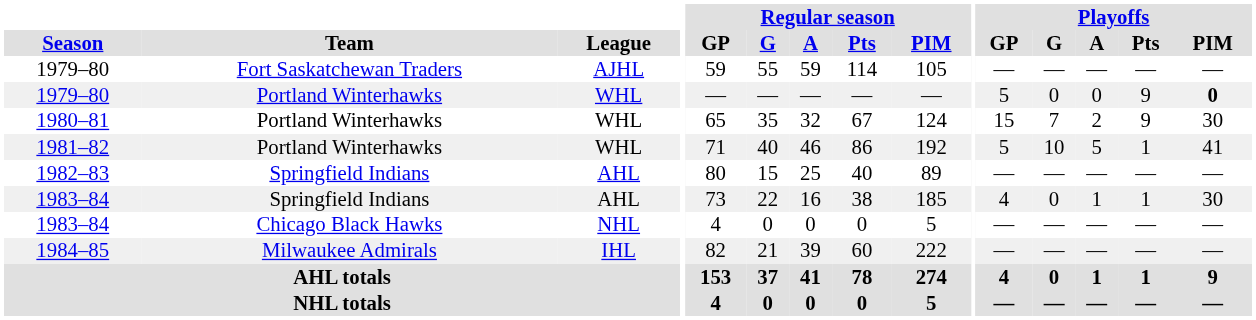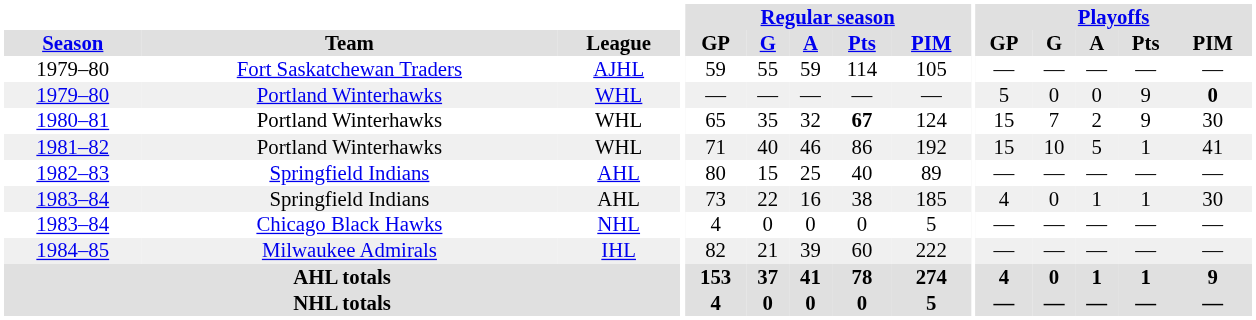(862, 120) normal -> (862, 120) bold
(1004, 146) 5 -> (1004, 146) 15
